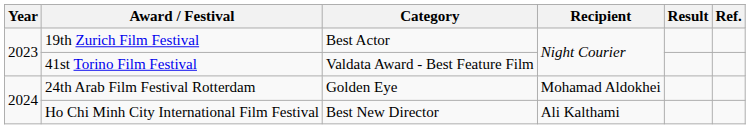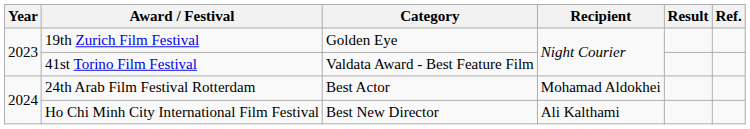(358, 40) Best Actor -> (362, 40) Golden Eye
(362, 87) Golden Eye -> (358, 87) Best Actor
